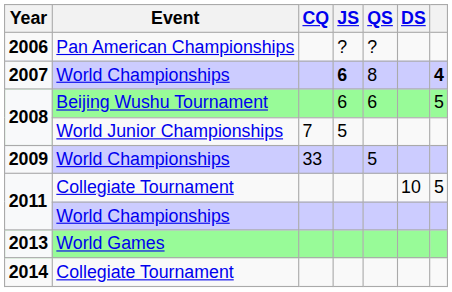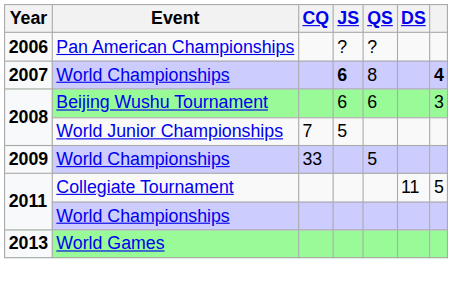(439, 103) 5 -> (439, 103) 3
(411, 187) 10 -> (410, 187) 11
- row: (28, 272)
